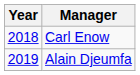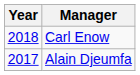(23, 59) 2019 -> (23, 59) 2017
